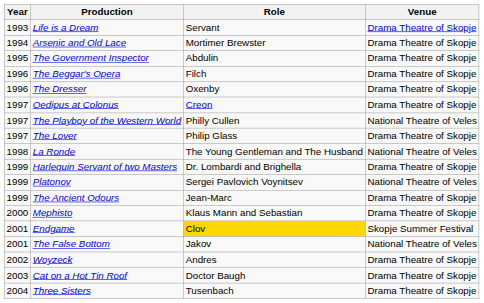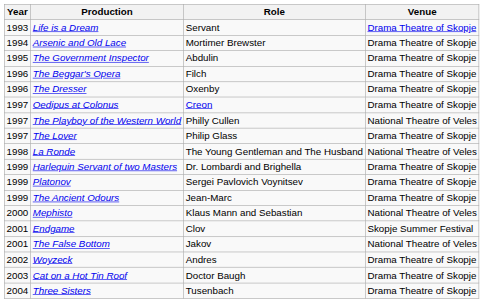(422, 182) National Theatre of Veles -> (422, 182) Drama Theatre of Skopje
(422, 213) Drama Theatre of Skopje -> (422, 213) National Theatre of Veles
(195, 228) gold background -> (195, 228) no background
